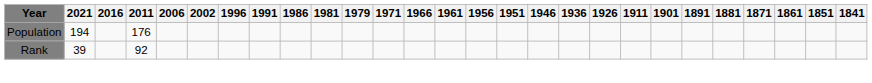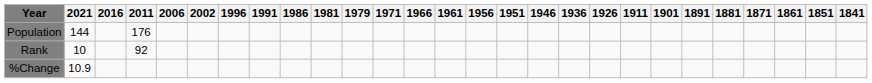(80, 31) 194 -> (80, 31) 144
(80, 50) 39 -> (80, 50) 10
+ row: (34, 68)
